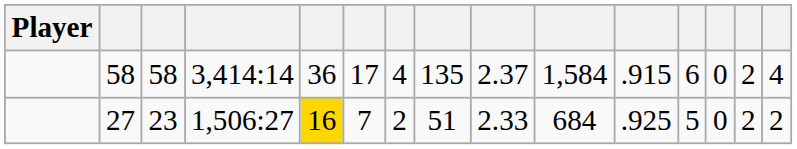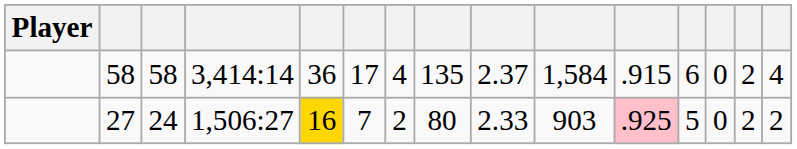(163, 119) 23 -> (163, 119) 24
(442, 119) 51 -> (442, 119) 80
(574, 119) 684 -> (574, 119) 903
(646, 119) no background -> (646, 119) pink background
